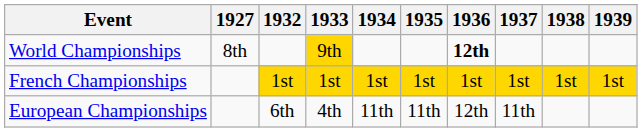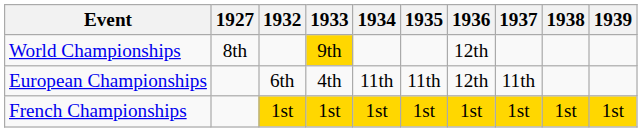(471, 50) bold -> (471, 50) normal
rows swapped: (108, 111) <-> (98, 80)
